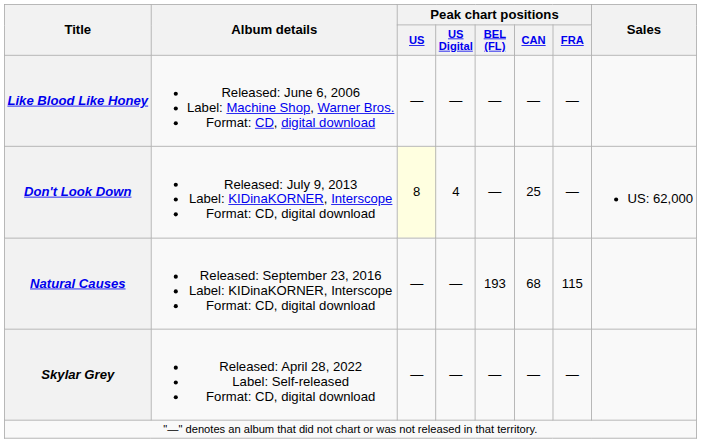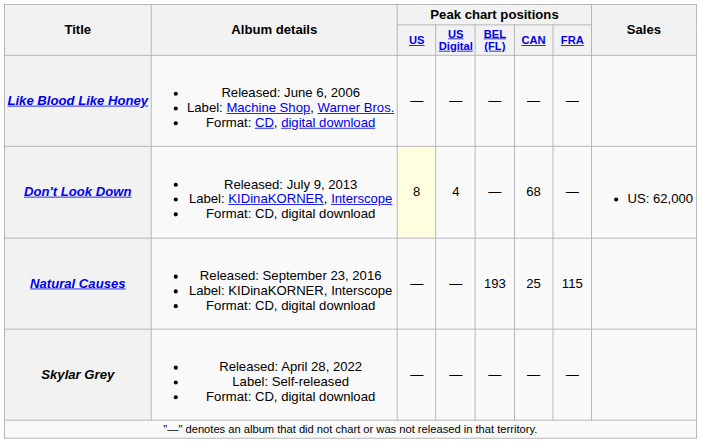(534, 192) 25 -> (534, 192) 68
(534, 283) 68 -> (534, 283) 25
